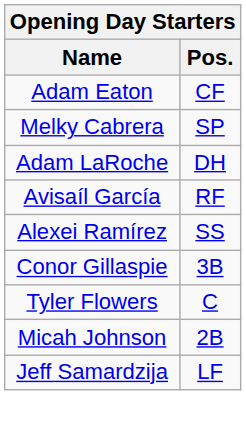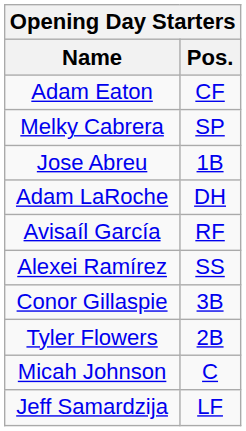+ row: (92, 162)
(210, 302) C -> (210, 337) 2B
(210, 337) 2B -> (210, 372) C
